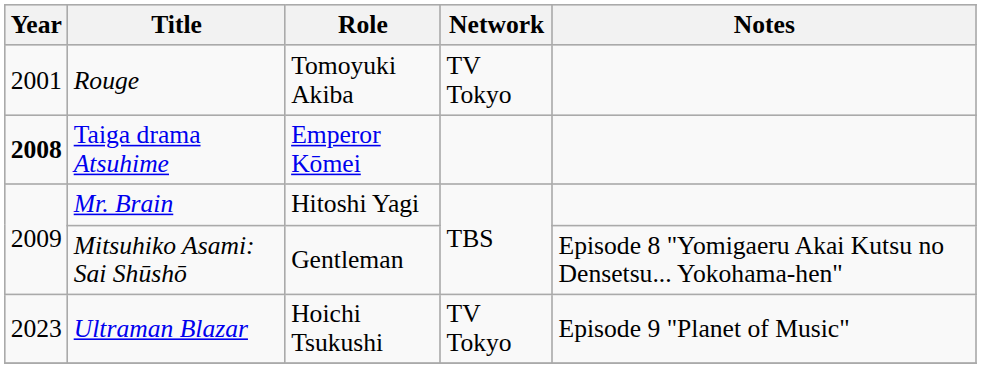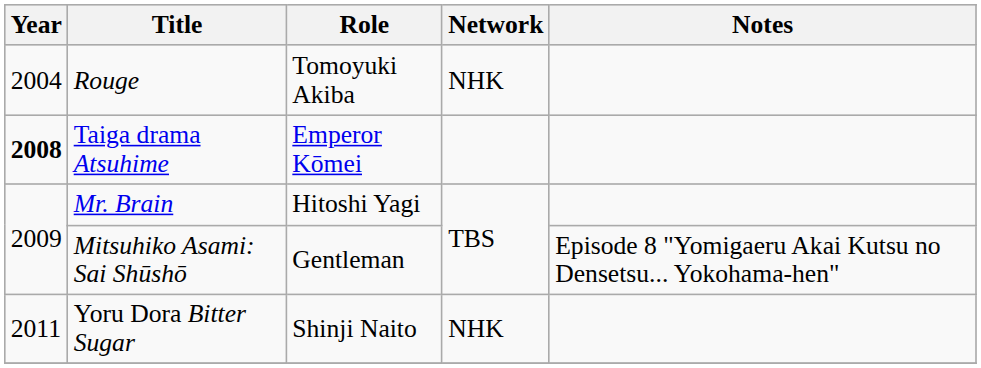(36, 79) 2001 -> (36, 79) 2004
(479, 79) TV Tokyo -> (476, 79) NHK
+ row: (160, 328)
- row: (161, 328)
